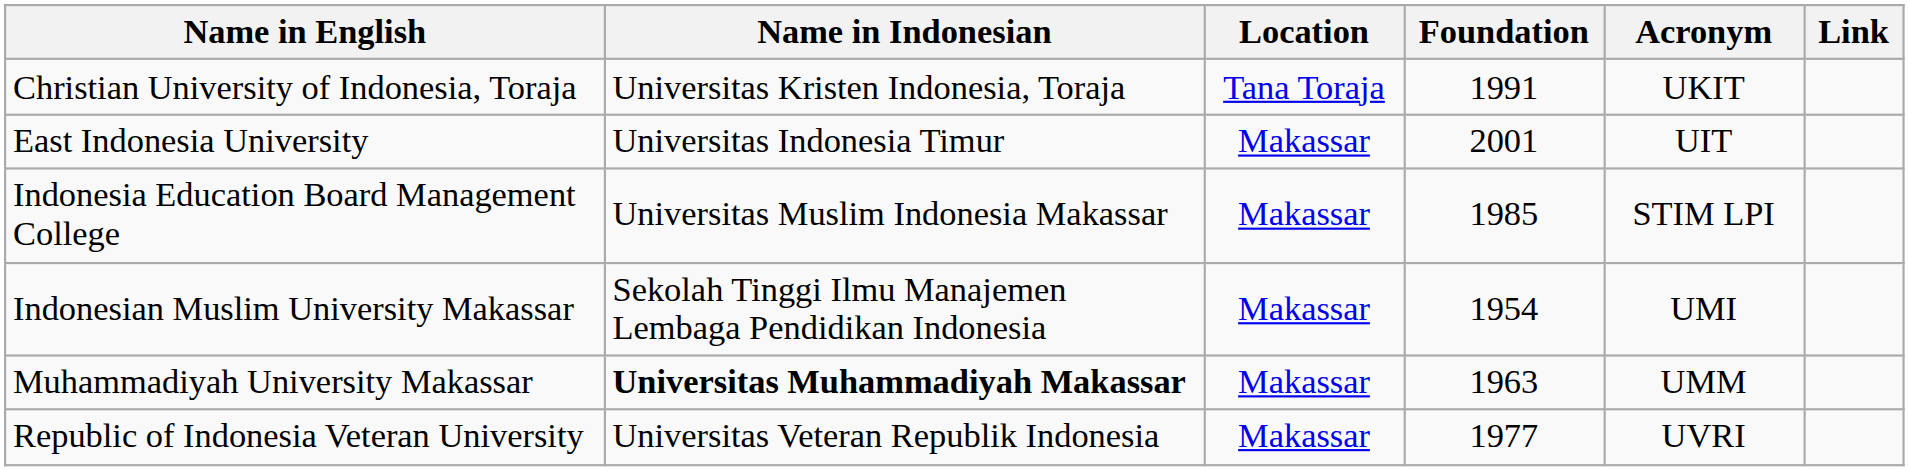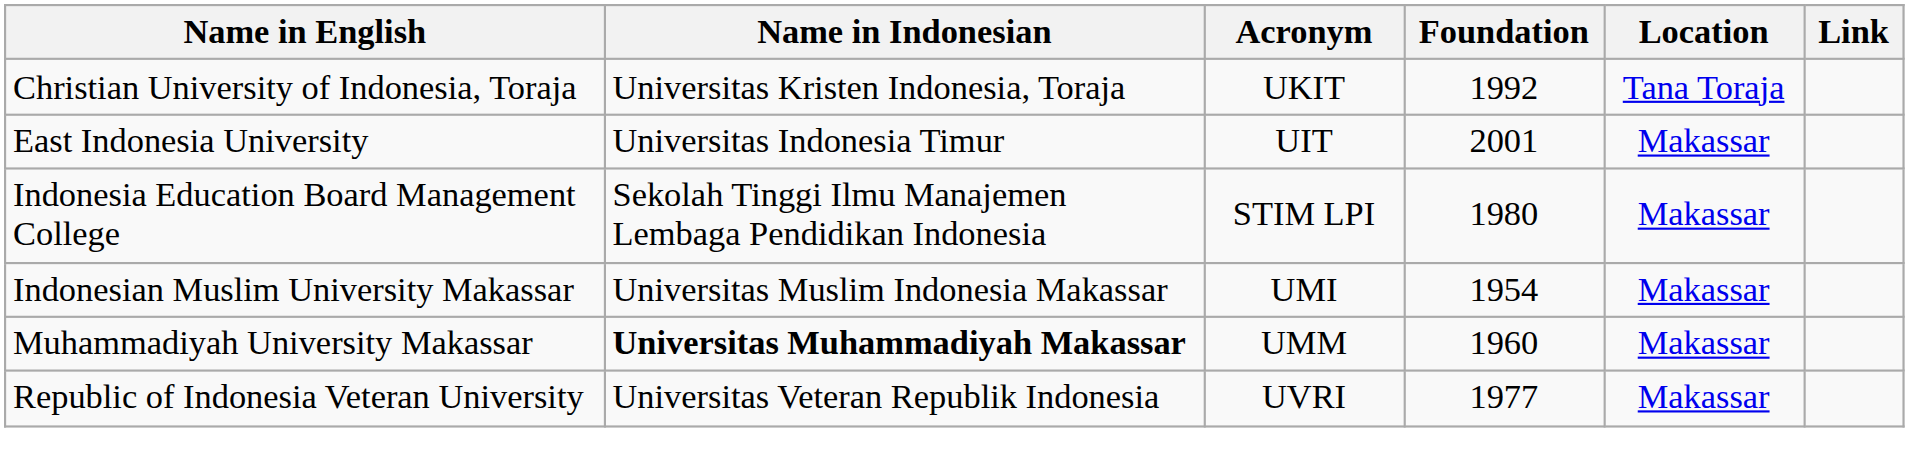columns swapped: (1704, 31) <-> (1304, 31)
(1504, 86) 1991 -> (1504, 86) 1992
(890, 214) Universitas Muslim Indonesia Makassar -> (839, 214) Sekolah Tinggi Ilmu Manajemen Lembaga Pendidikan Indonesia
(1504, 214) 1985 -> (1504, 214) 1980
(839, 308) Sekolah Tinggi Ilmu Manajemen Lembaga Pendidikan Indonesia -> (890, 288) Universitas Muslim Indonesia Makassar
(1504, 381) 1963 -> (1504, 343) 1960
